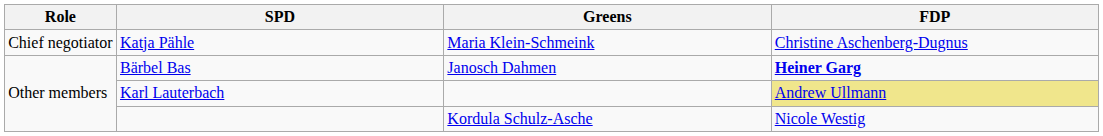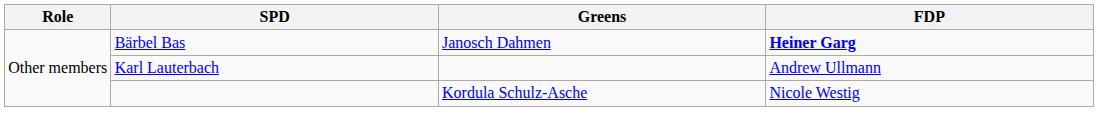- row: (157, 42)
(830, 93) khaki background -> (825, 67) no background
